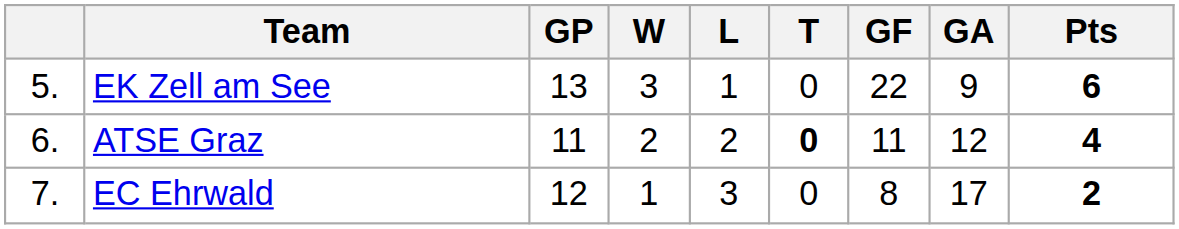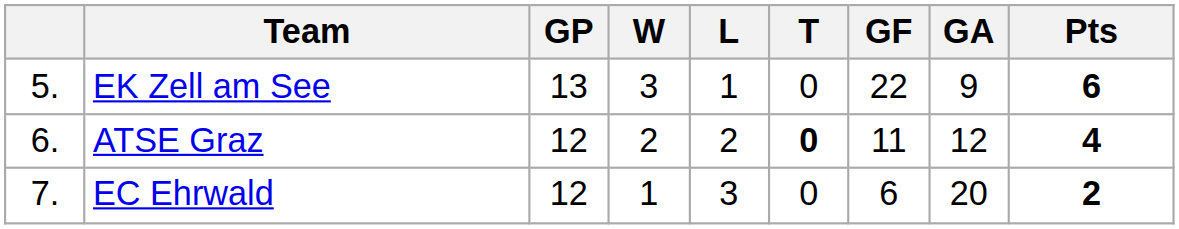(569, 140) 11 -> (569, 140) 12
(889, 194) 8 -> (889, 194) 6
(969, 194) 17 -> (969, 194) 20
